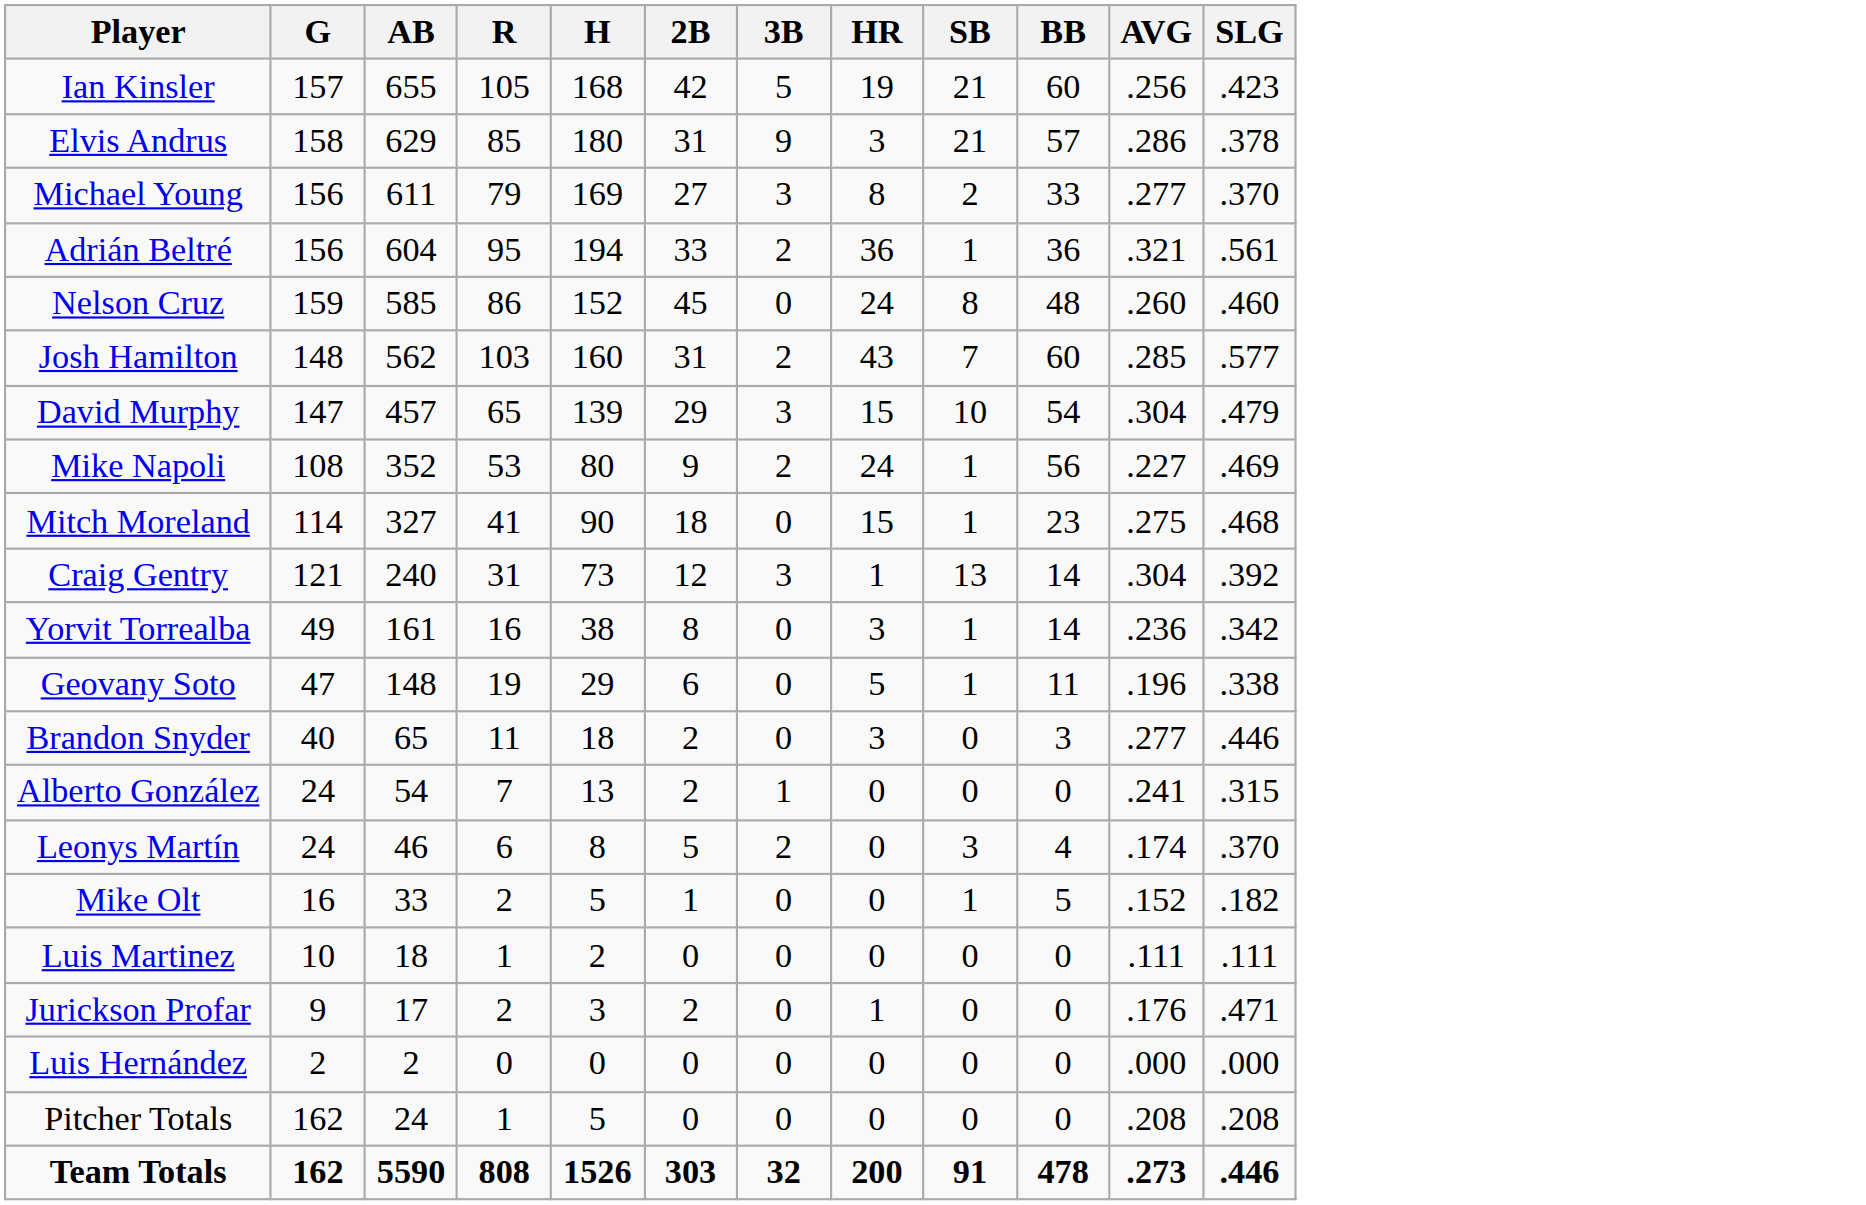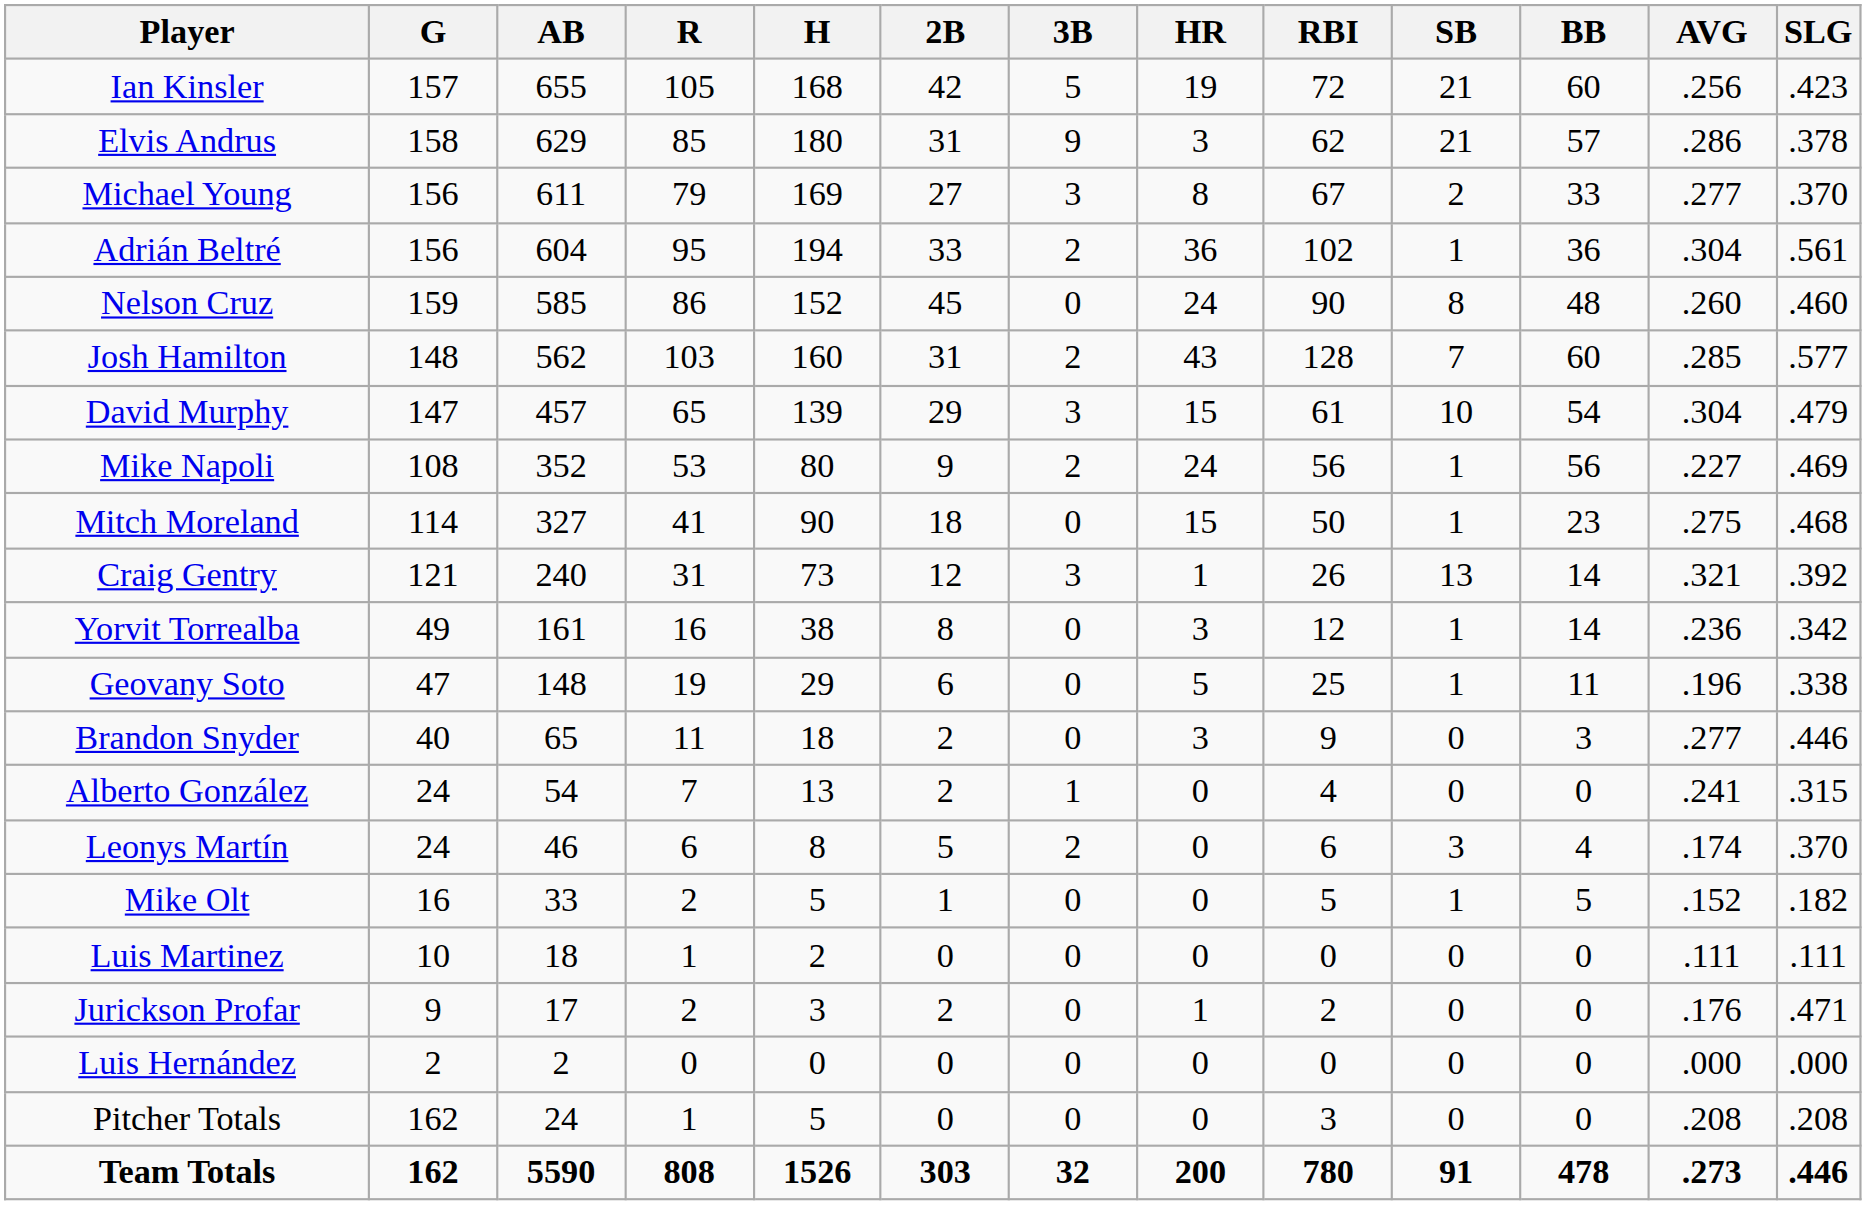+ column: (1328, 31)
(1156, 248) .321 -> (1712, 248) .304
(1156, 574) .304 -> (1712, 574) .321
